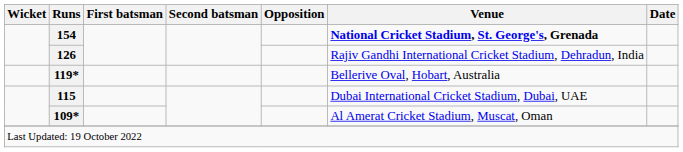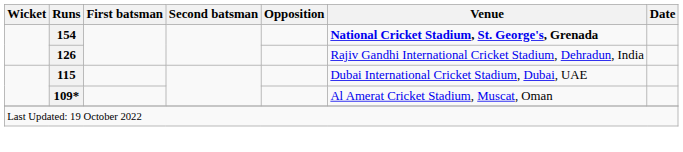- row: (66, 75)
